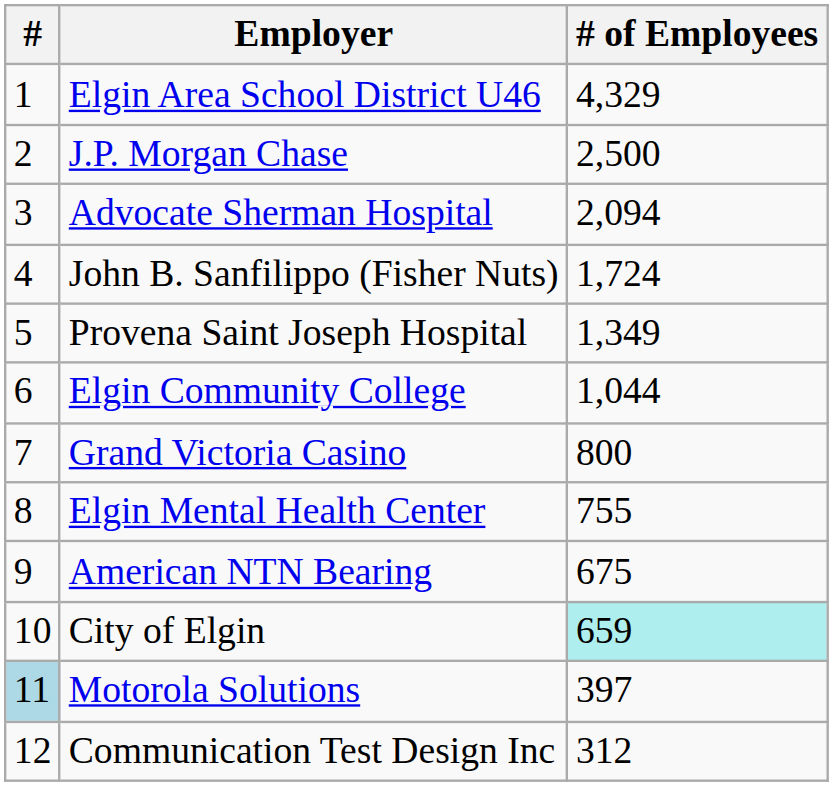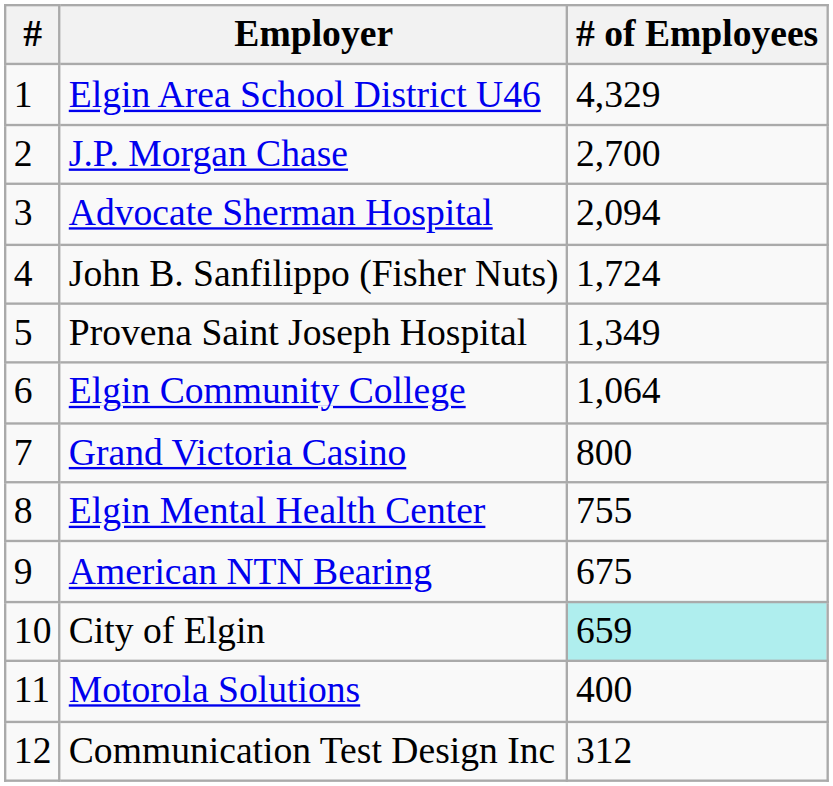(618, 153) 2,500 -> (618, 153) 2,700
(618, 392) 1,044 -> (618, 392) 1,064
(32, 690) lightblue background -> (32, 690) no background
(604, 690) 397 -> (604, 690) 400
